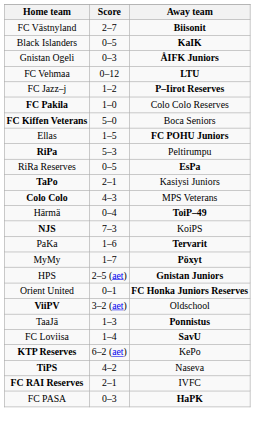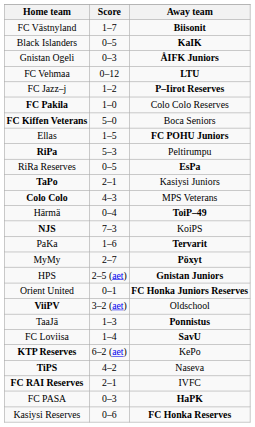(109, 27) 2–7 -> (109, 27) 1–7
(109, 259) 1–7 -> (109, 259) 2–7
+ row: (47, 414)
